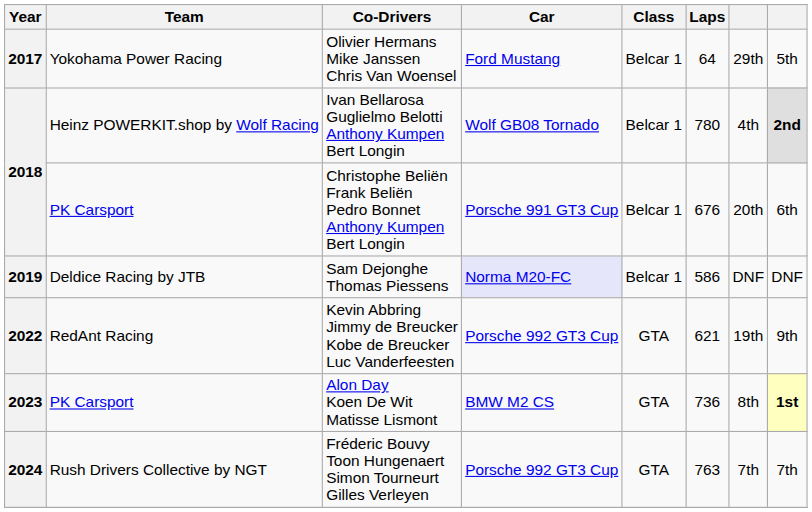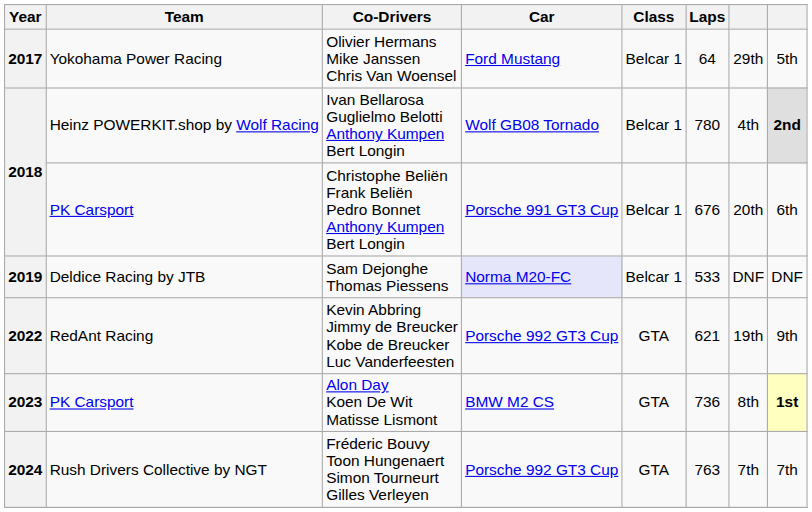(707, 277) 586 -> (707, 277) 533
